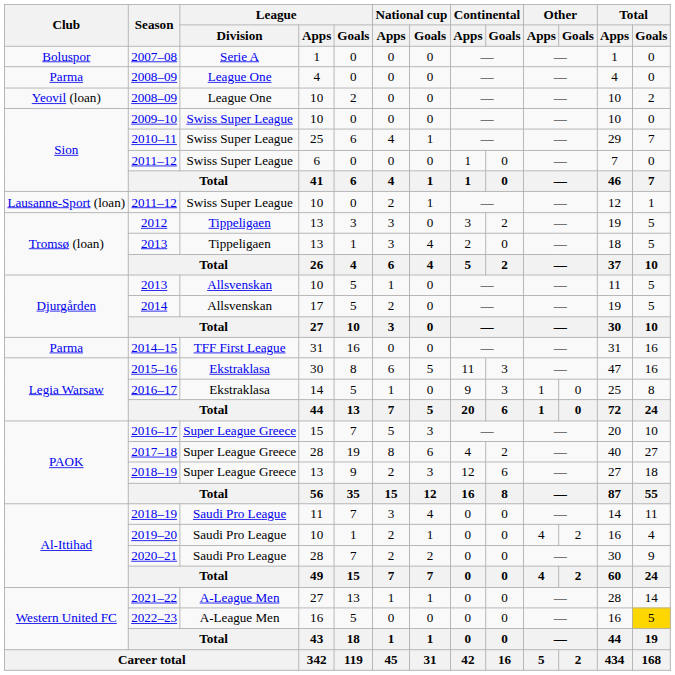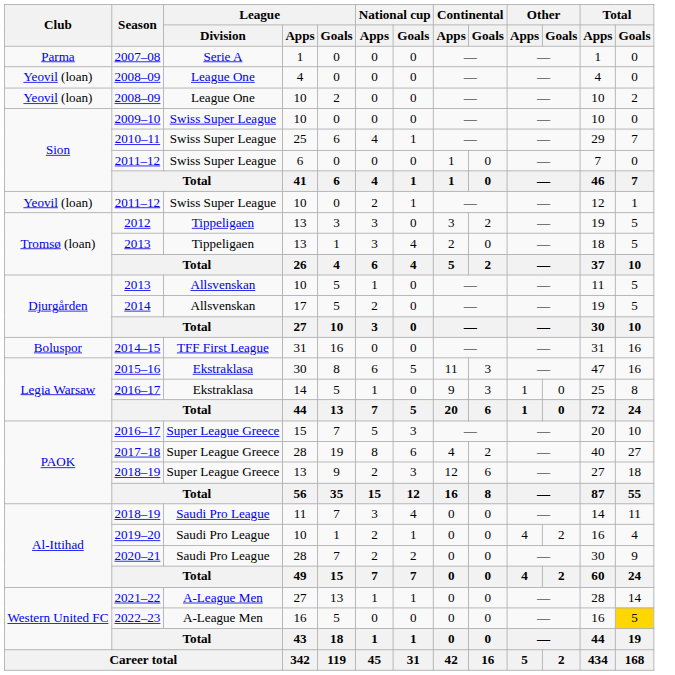(66, 56) Boluspor -> (58, 56) Parma
(66, 77) Parma -> (58, 77) Yeovil (loan)
(66, 202) Lausanne-Sport (loan) -> (58, 202) Yeovil (loan)
(66, 347) Parma -> (58, 347) Boluspor
